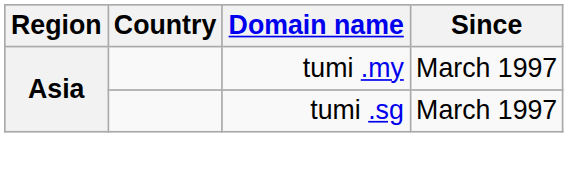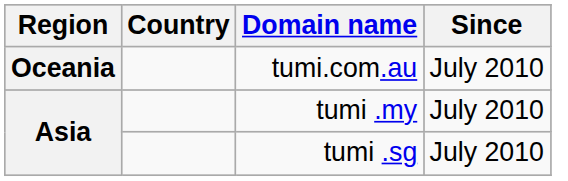+ row: (344, 68)
(487, 68) March 1997 -> (487, 110) July 2010
(487, 110) March 1997 -> (487, 152) July 2010
